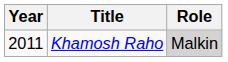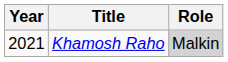(26, 43) 2011 -> (26, 43) 2021
